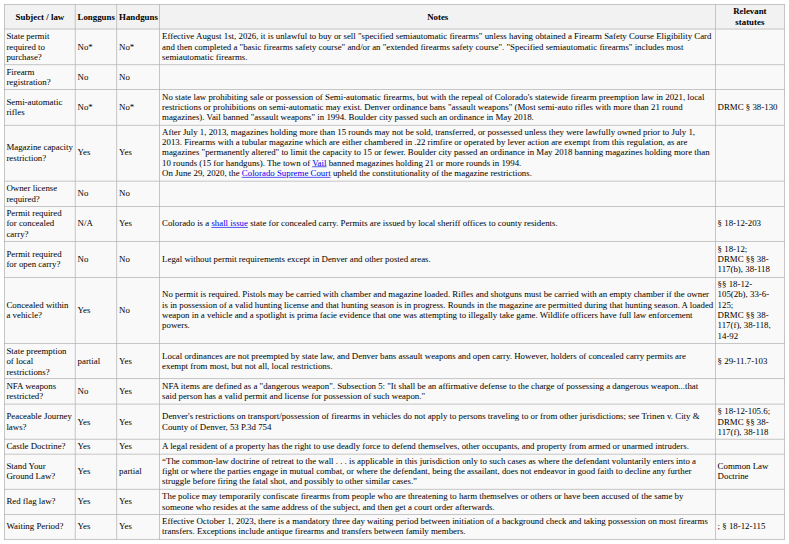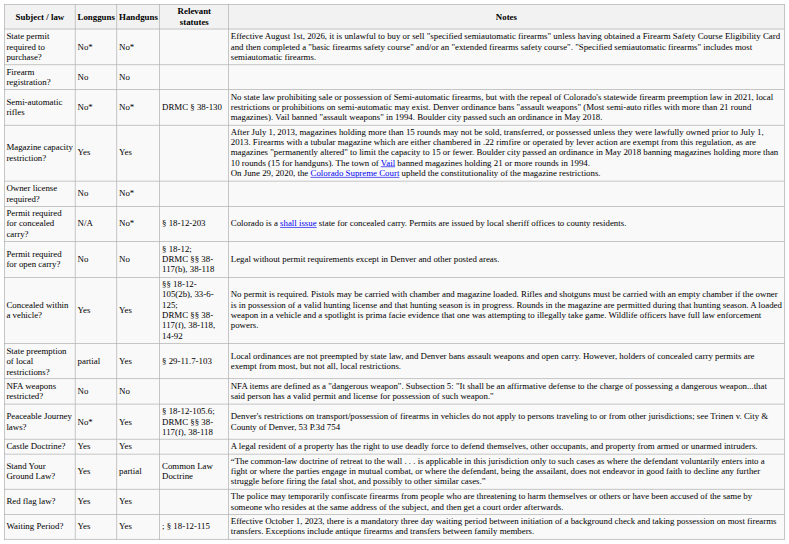columns swapped: (750, 16) <-> (438, 16)
(124, 193) No -> (127, 193) No*
(125, 223) Yes -> (127, 223) No*
(124, 310) No -> (125, 310) Yes
(125, 391) Yes -> (124, 391) No
(84, 421) Yes -> (85, 421) No*
